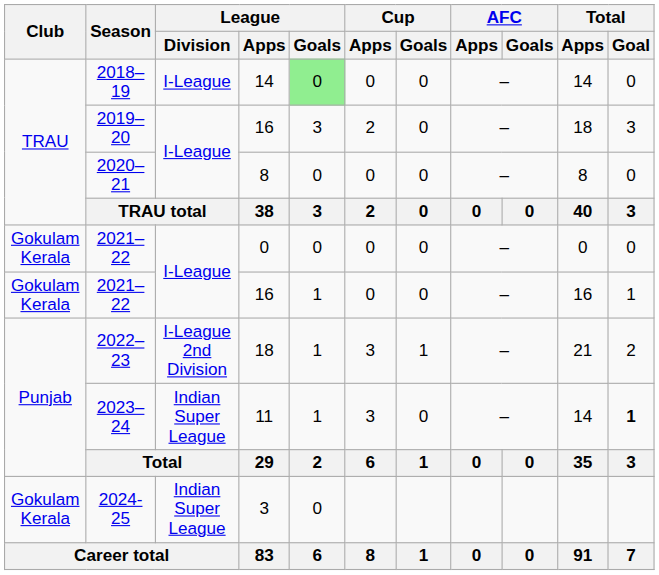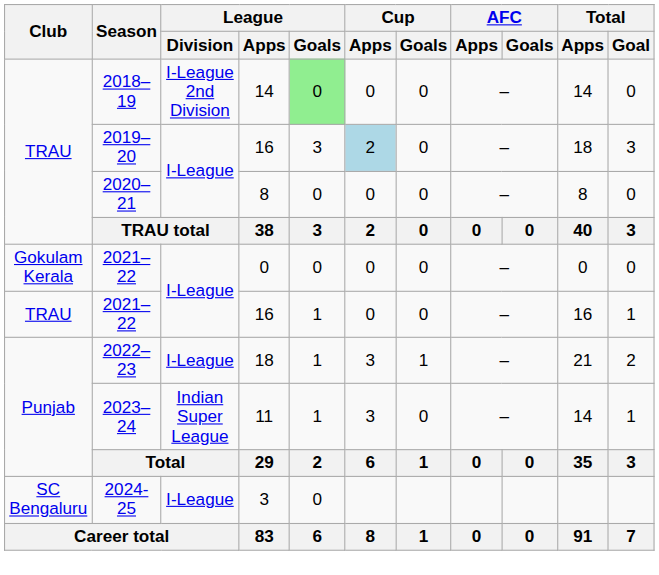(197, 82) I-League -> (200, 91) I-League 2nd Division
(370, 128) no background -> (370, 147) lightblue background
(45, 294) Gokulam Kerala -> (48, 314) TRAU
(197, 350) I-League 2nd Division -> (200, 360) I-League
(631, 416) bold -> (631, 416) normal
(45, 509) Gokulam Kerala -> (48, 499) SC Bengaluru
(197, 509) Indian Super League -> (200, 499) I-League
